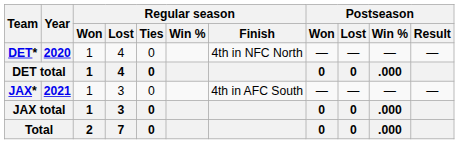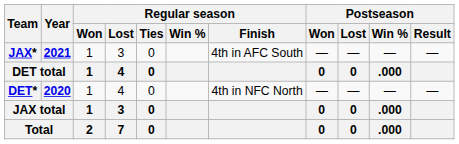rows swapped: (23, 53) <-> (23, 91)
